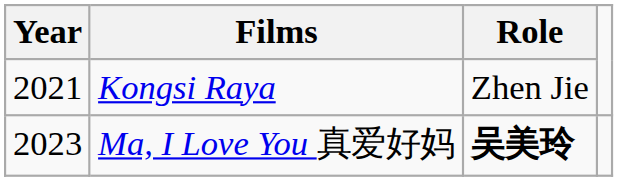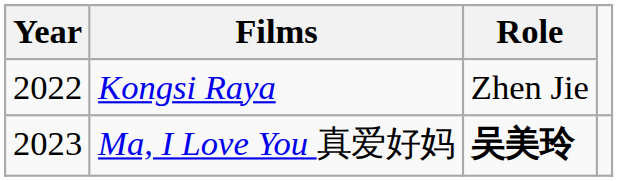(48, 86) 2021 -> (48, 86) 2022
